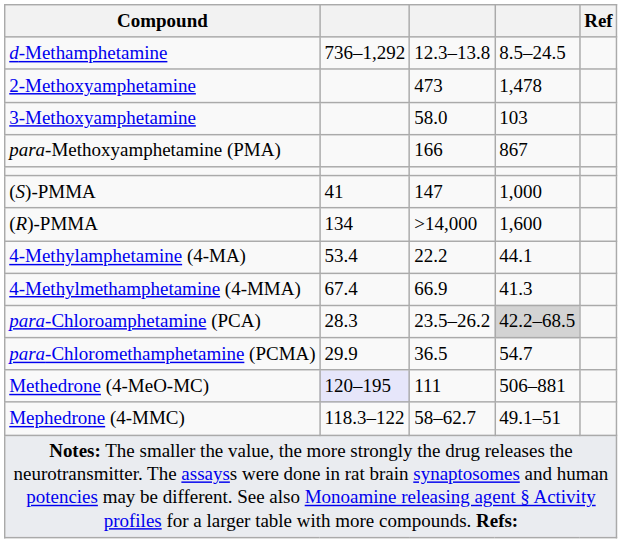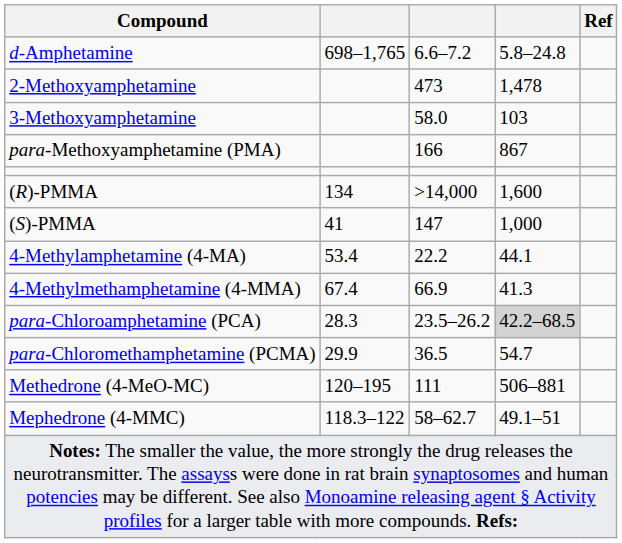+ row: (71, 53)
- row: (88, 53)
rows swapped: (52, 191) <-> (54, 224)
(358, 386) lavender background -> (358, 386) no background
